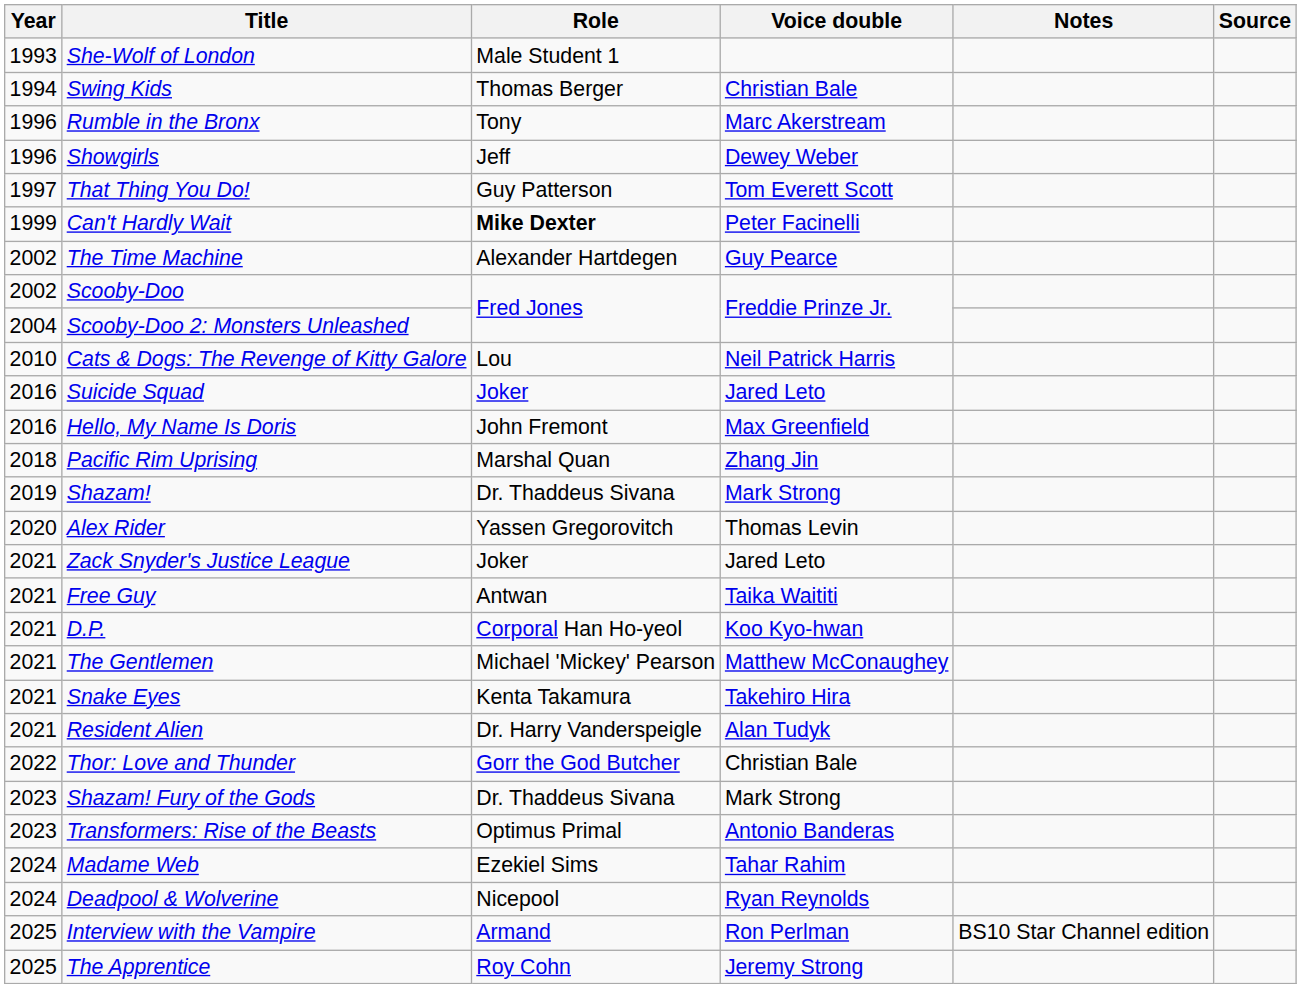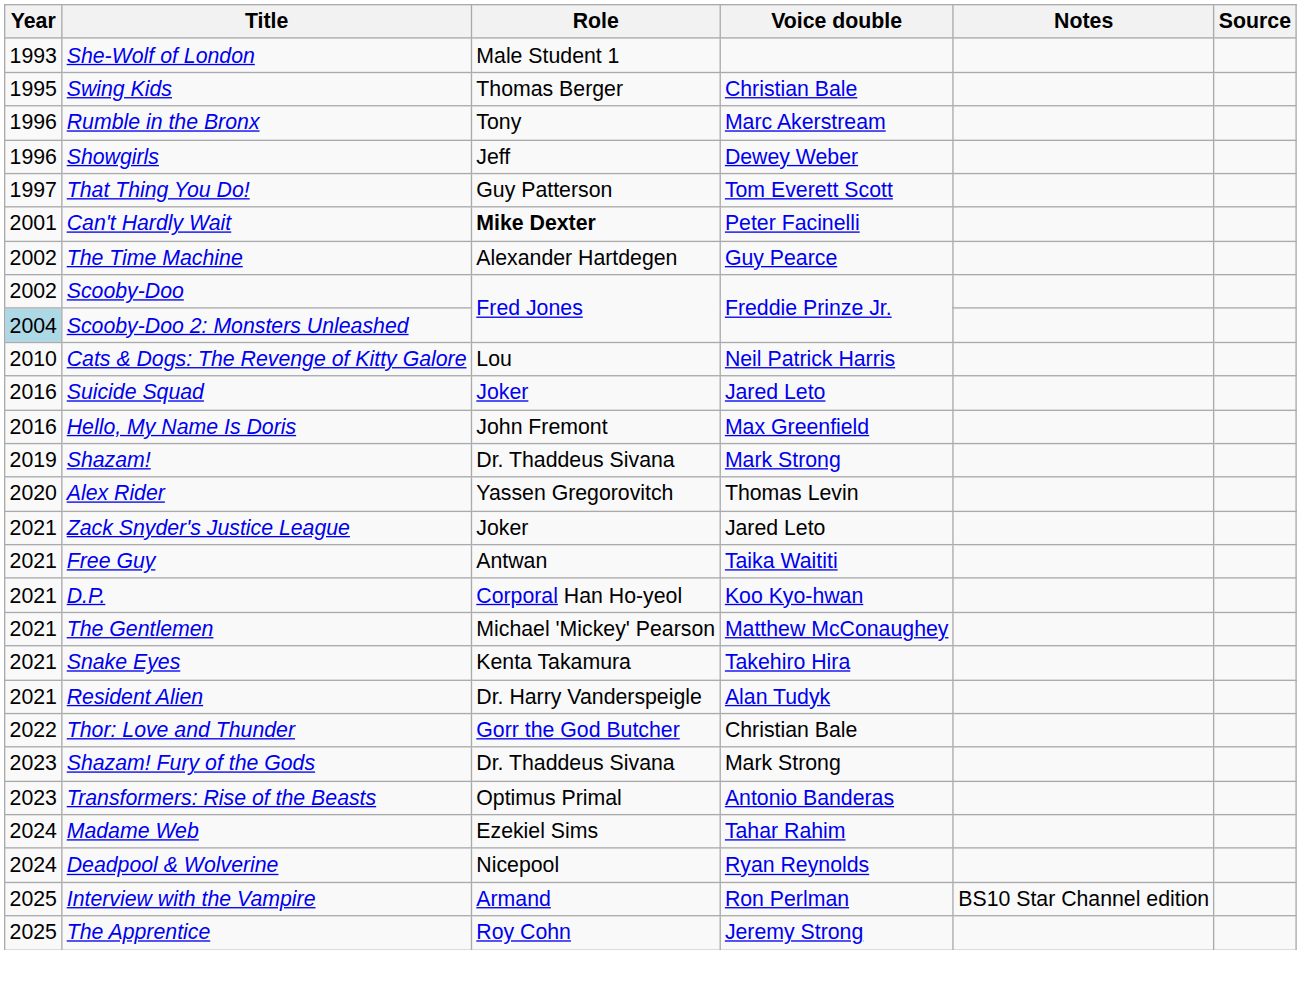(33, 88) 1994 -> (33, 88) 1995
(33, 223) 1999 -> (33, 223) 2001
(33, 325) no background -> (33, 325) lightblue background
- row: (162, 460)
